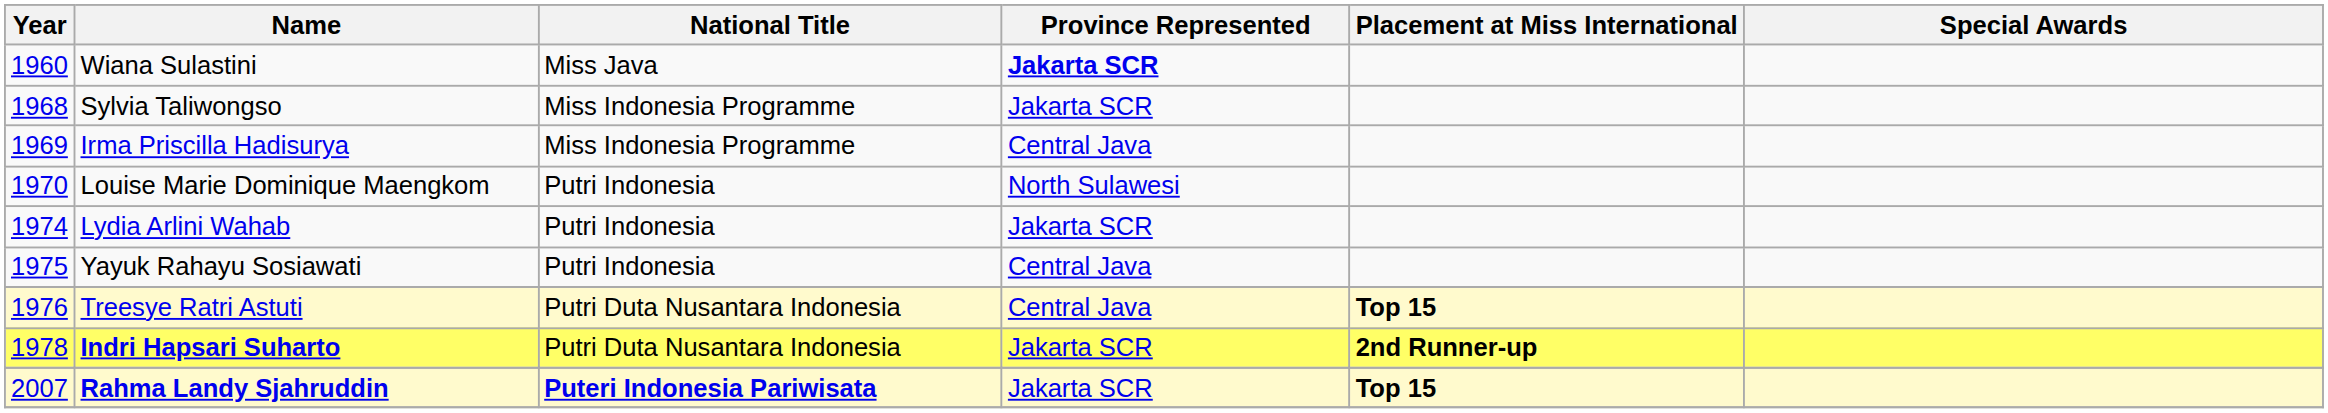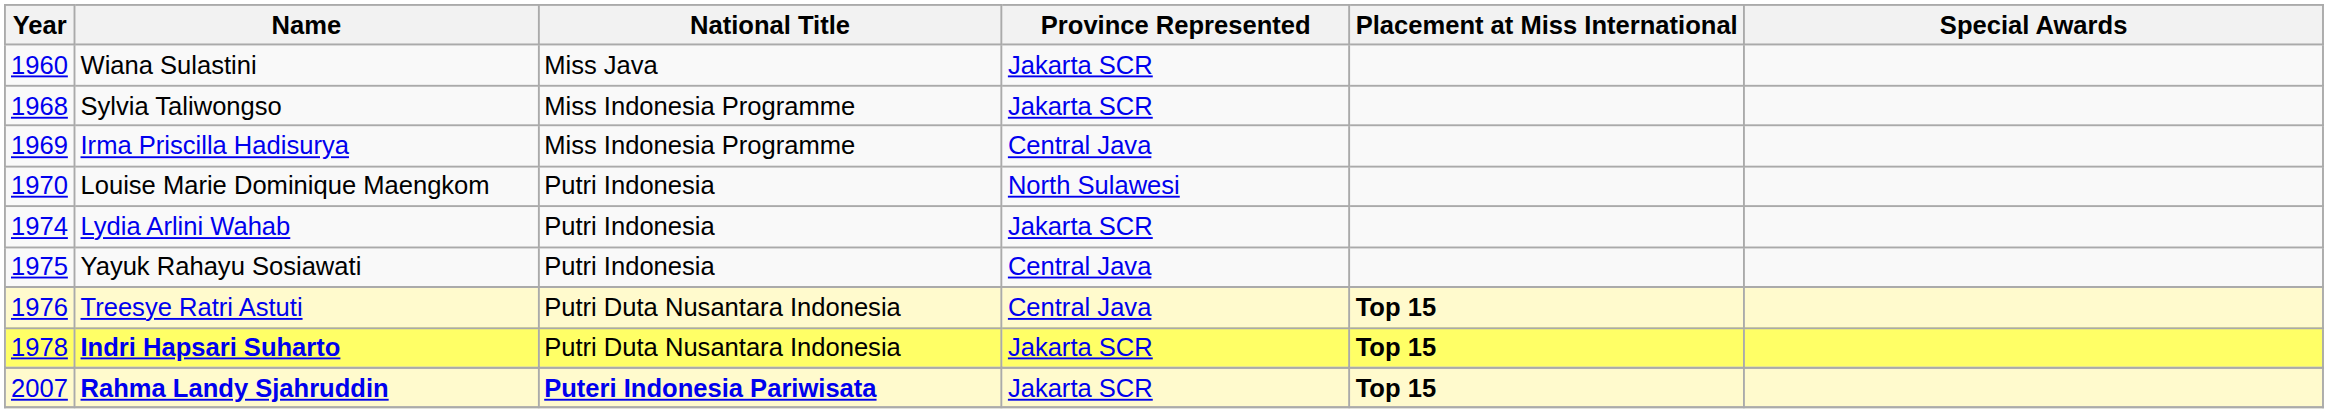(1083, 65) bold -> (1080, 65) normal
(1447, 347) 2nd Runner-up -> (1396, 347) Top 15
